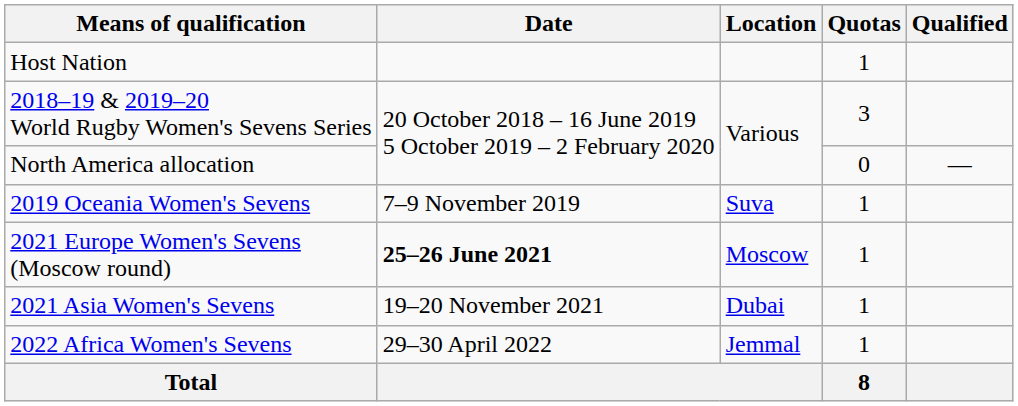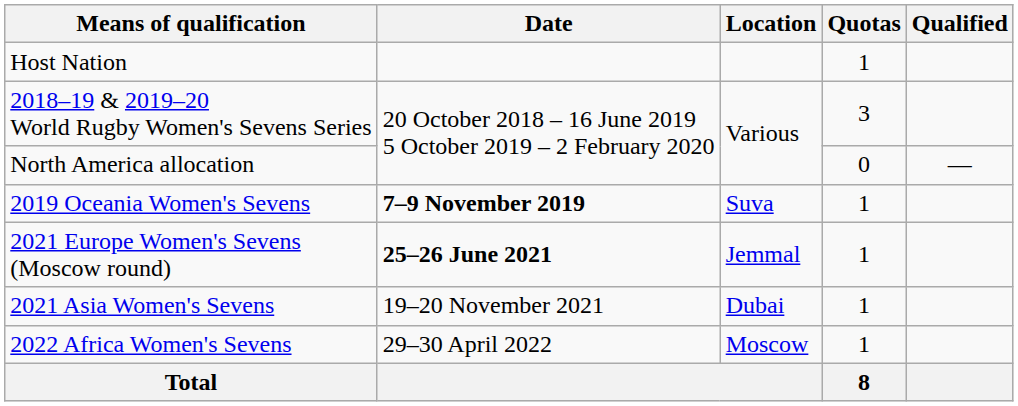(481, 202) normal -> (484, 202) bold
(767, 254) Moscow -> (763, 254) Jemmal
(763, 343) Jemmal -> (767, 343) Moscow
